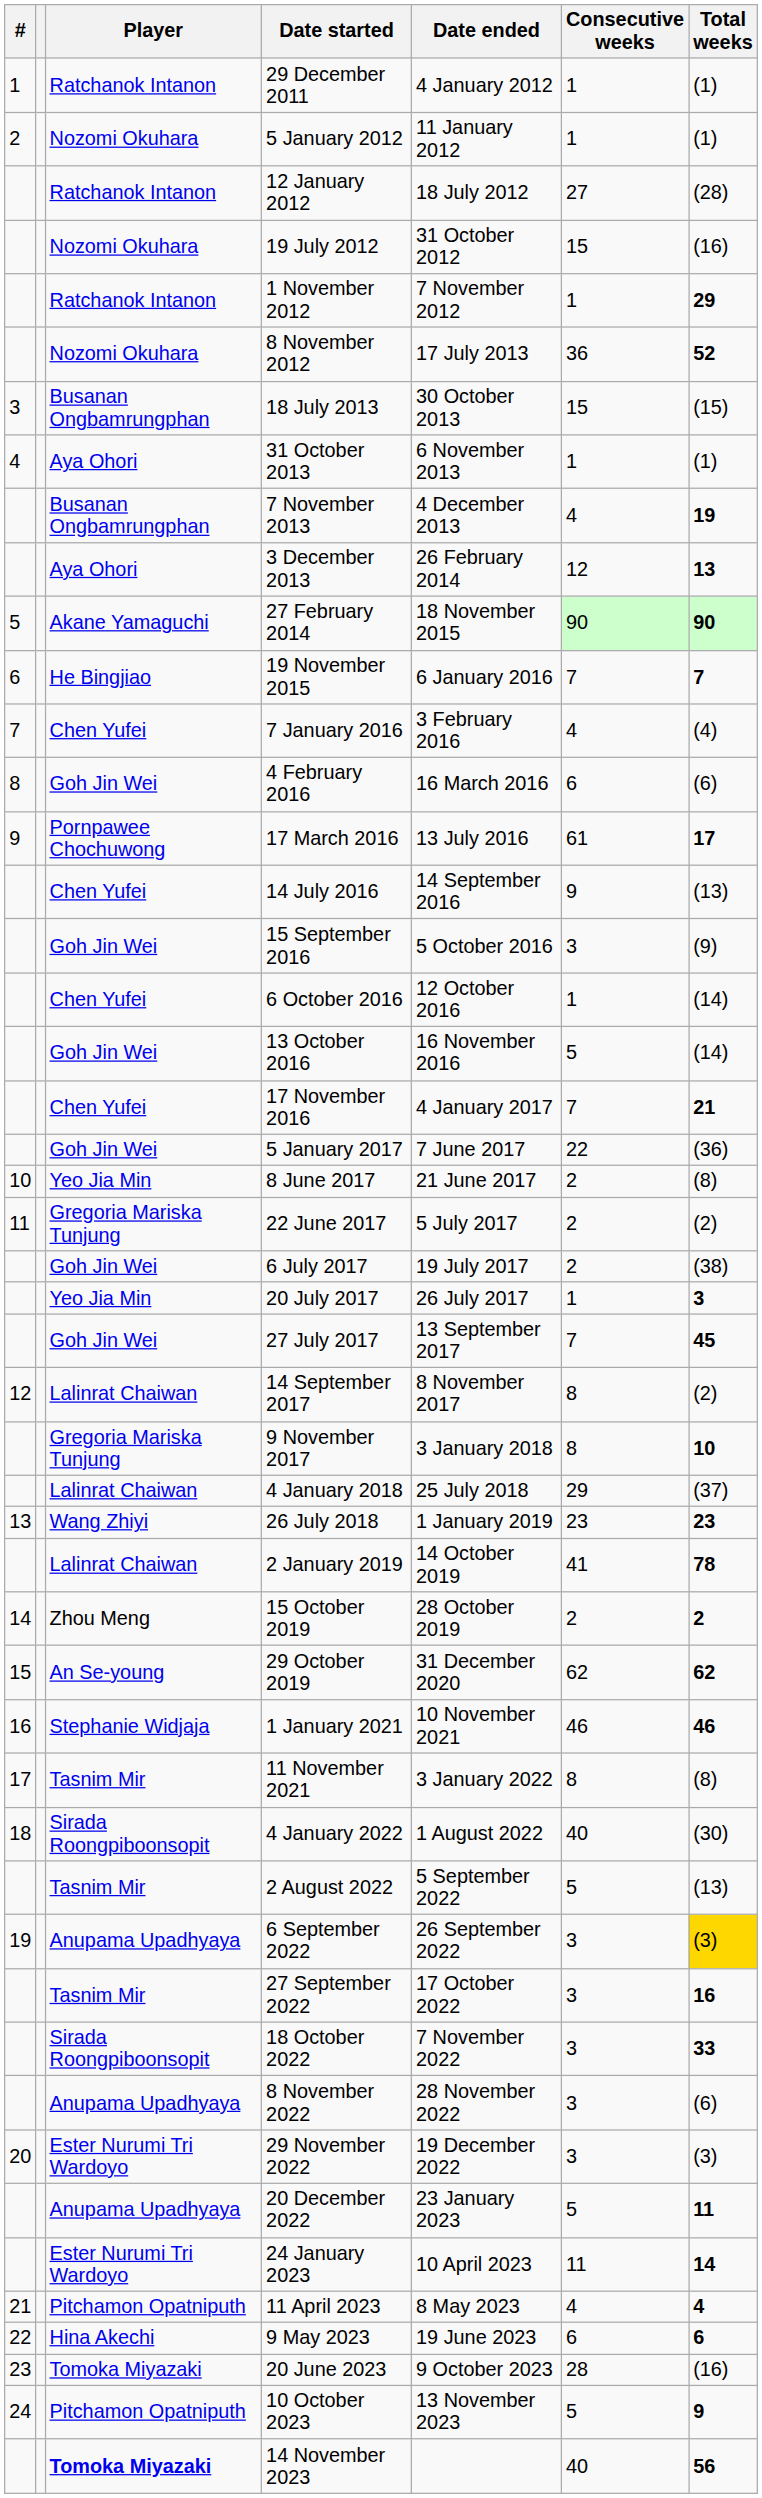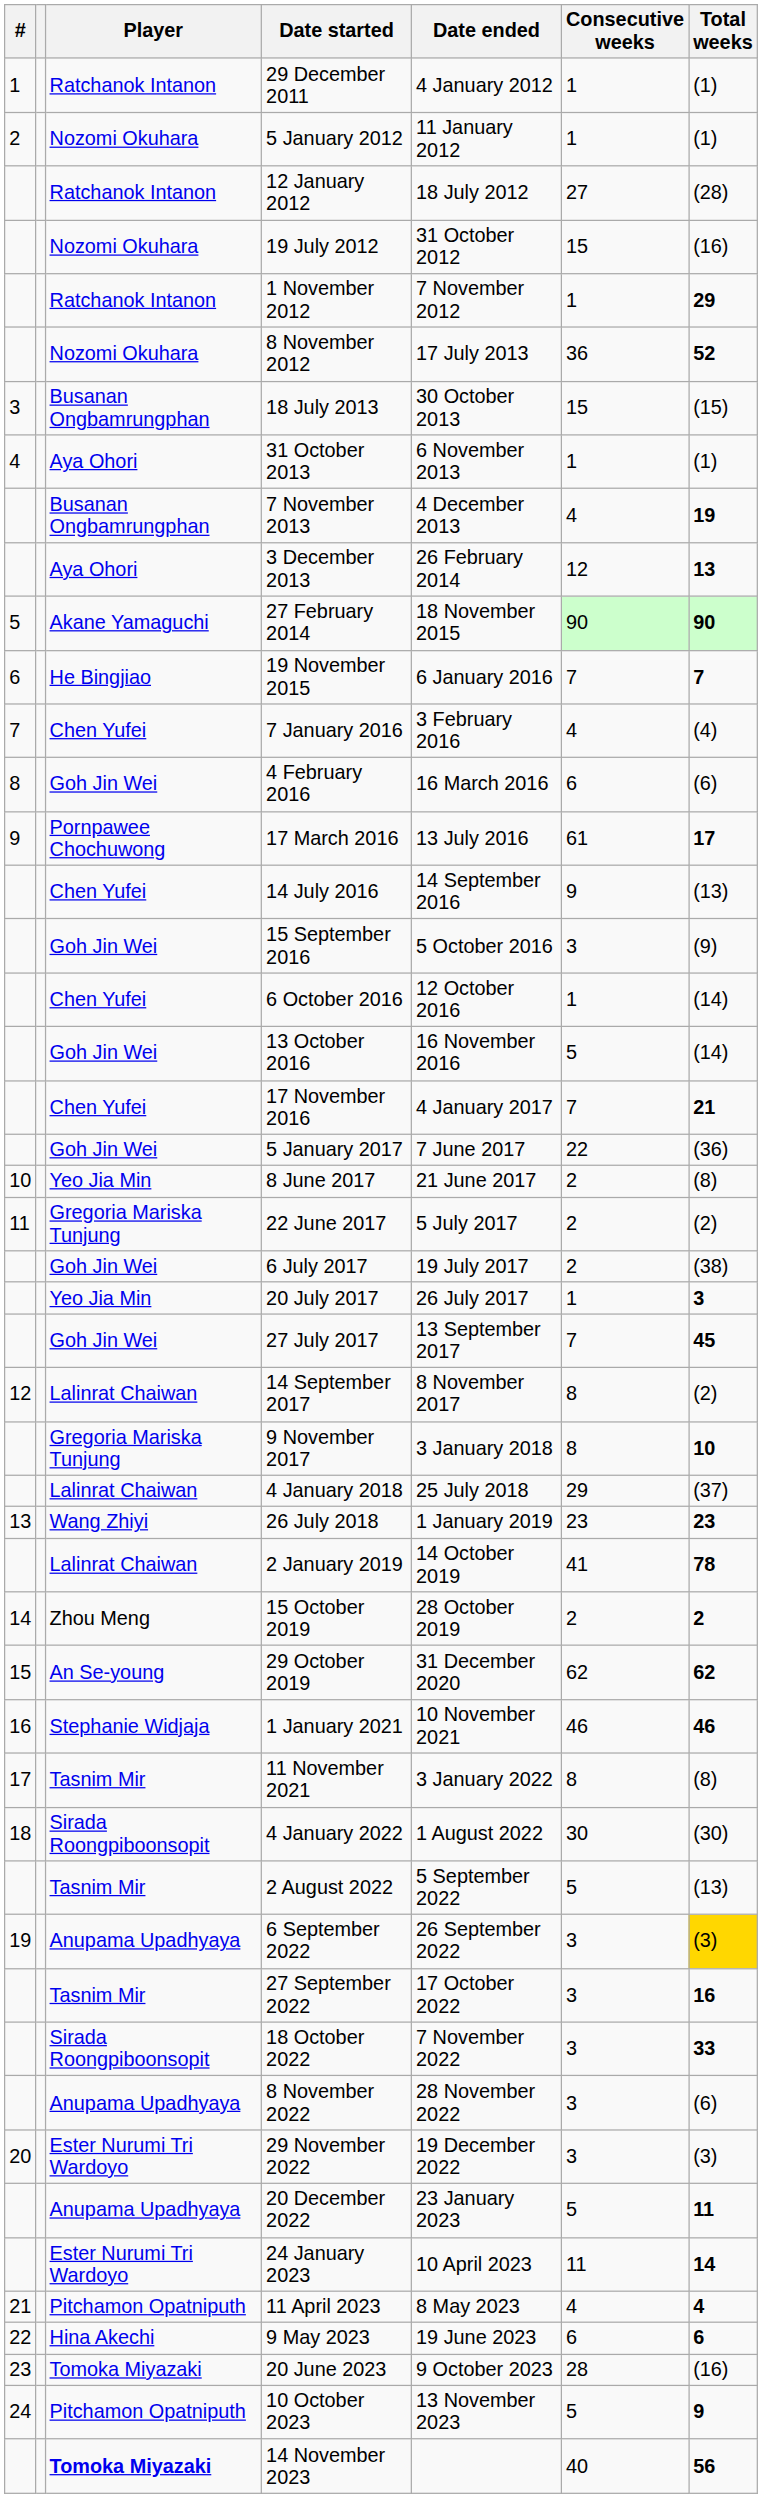(577, 1833) 40 -> (577, 1833) 30
